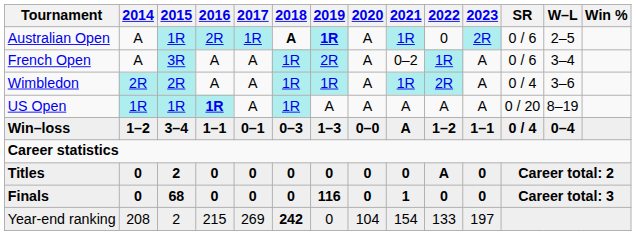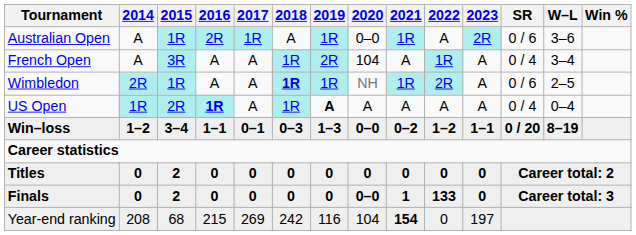(291, 38) bold -> (291, 38) normal
(329, 38) bold -> (329, 38) normal
(368, 38) A -> (368, 38) 0–0
(444, 38) 0 -> (444, 38) A
(563, 38) 2–5 -> (563, 38) 3–6
(368, 60) A -> (368, 60) 104
(406, 60) 0–2 -> (406, 60) A
(522, 60) 0 / 6 -> (522, 60) 0 / 4
(176, 83) 2R -> (176, 83) 1R
(291, 83) normal -> (291, 83) bold
(368, 83) A -> (368, 83) NH
(522, 83) 0 / 4 -> (522, 83) 0 / 6
(563, 83) 3–6 -> (563, 83) 2–5
(176, 106) 1R -> (176, 106) 2R
(329, 106) normal -> (329, 106) bold
(522, 106) 0 / 20 -> (522, 106) 0 / 4
(563, 106) 8–19 -> (563, 106) 0–4
(406, 128) A -> (406, 128) 0–2
(522, 128) 0 / 4 -> (522, 128) 0 / 20
(563, 128) 0–4 -> (563, 128) 8–19
(444, 173) A -> (444, 173) 0
(176, 196) 68 -> (176, 196) 2
(329, 196) 116 -> (329, 196) 0
(368, 196) 0 -> (368, 196) 0–0
(444, 196) 0 -> (444, 196) 133
(176, 219) 2 -> (176, 219) 68
(291, 219) bold -> (291, 219) normal
(329, 219) 0 -> (329, 219) 116
(406, 219) normal -> (406, 219) bold
(444, 219) 133 -> (444, 219) 0
